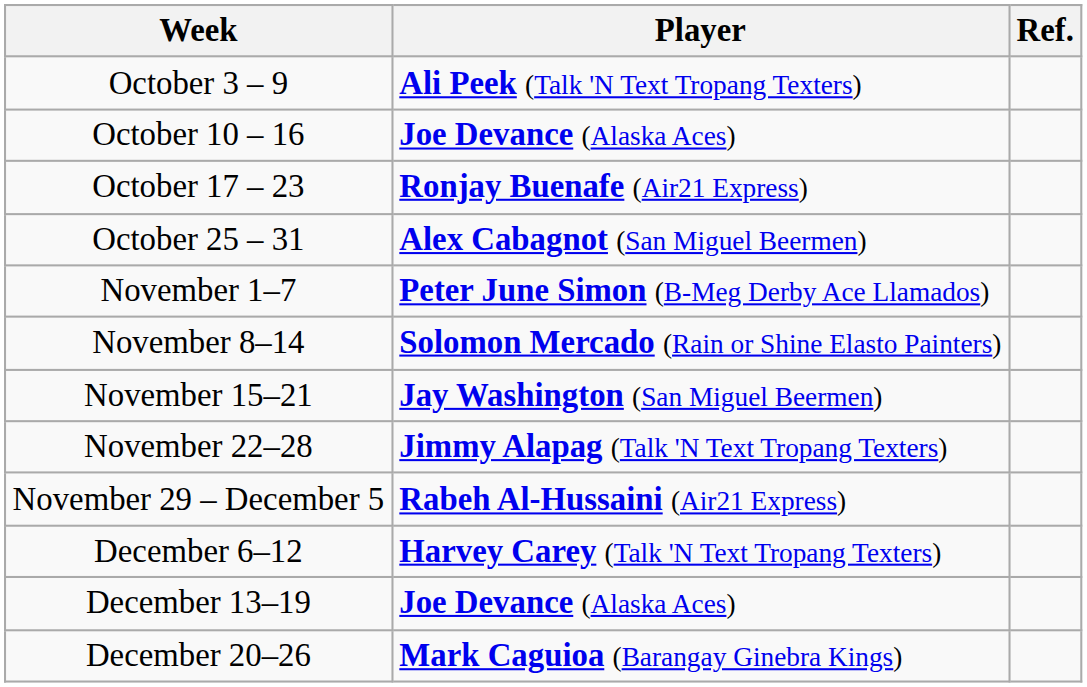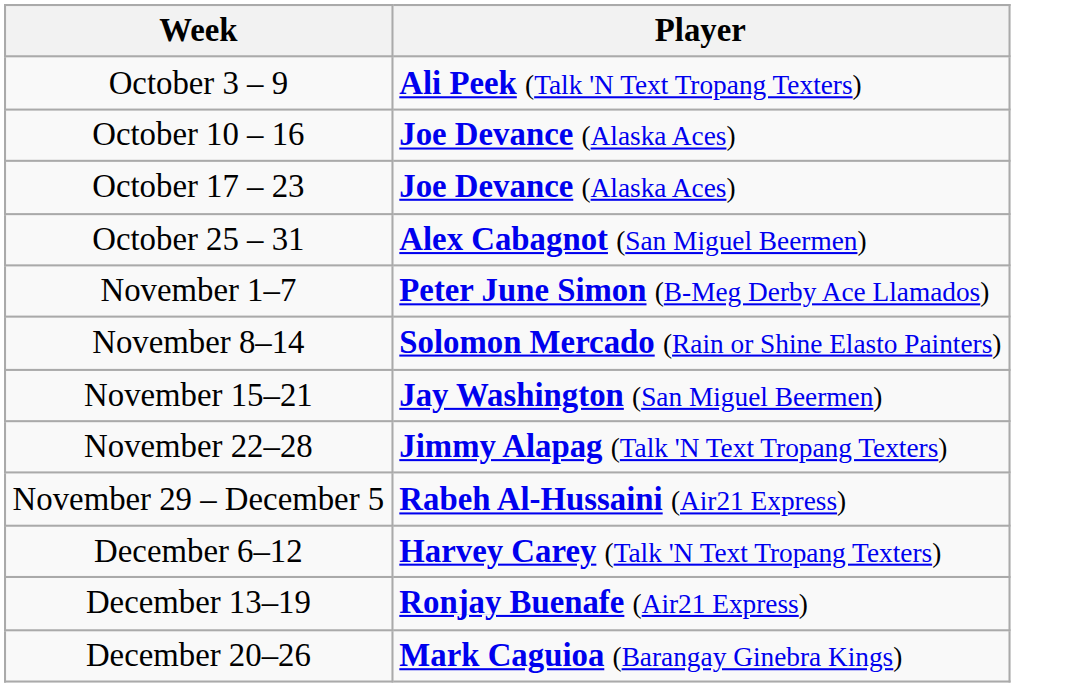- column: (1045, 30)
(604, 186) Ronjay Buenafe (Air21 Express) -> (567, 186) Joe Devance (Alaska Aces)
(567, 602) Joe Devance (Alaska Aces) -> (604, 602) Ronjay Buenafe (Air21 Express)
